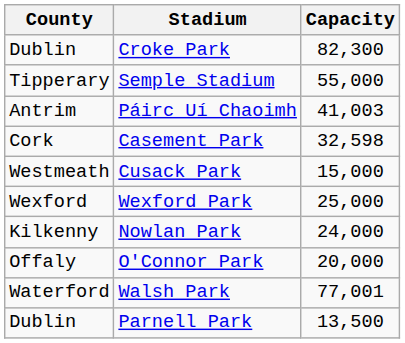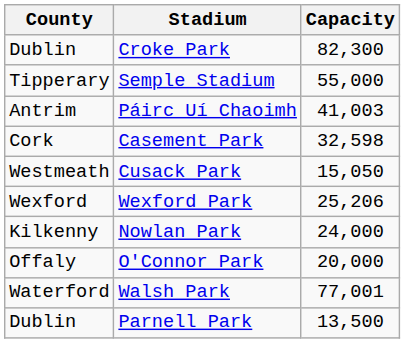(350, 171) 15,000 -> (350, 171) 15,050
(350, 202) 25,000 -> (350, 202) 25,206
